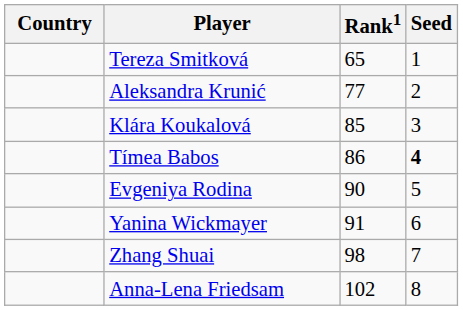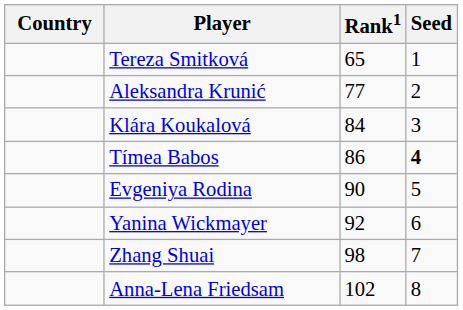(355, 124) 85 -> (355, 124) 84
(355, 222) 91 -> (355, 222) 92
